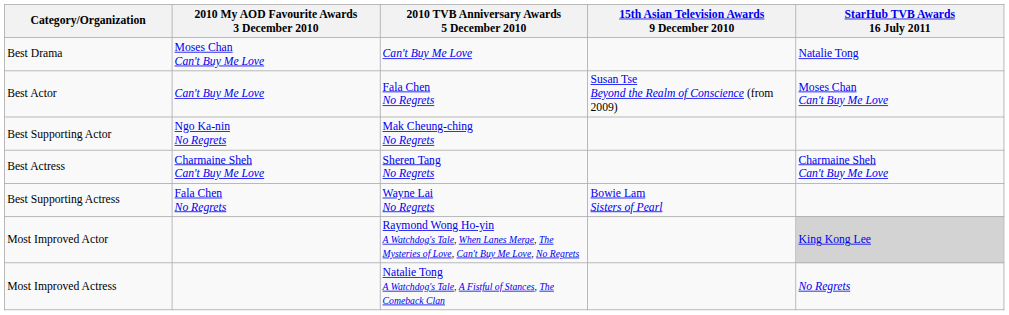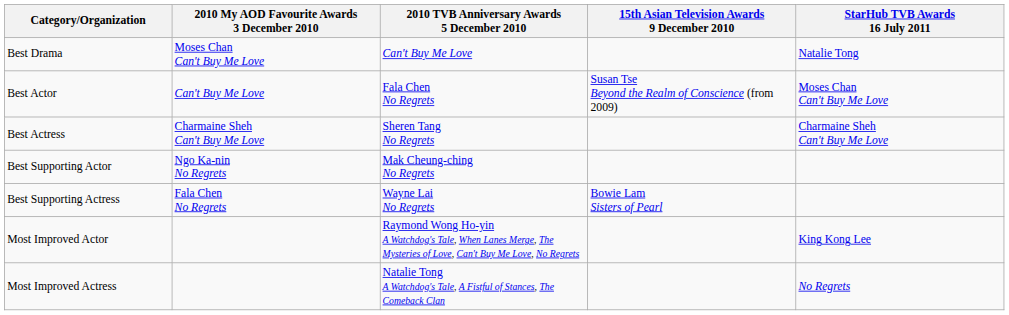rows swapped: (36, 167) <-> (59, 134)
(835, 240) lightgrey background -> (835, 240) no background
